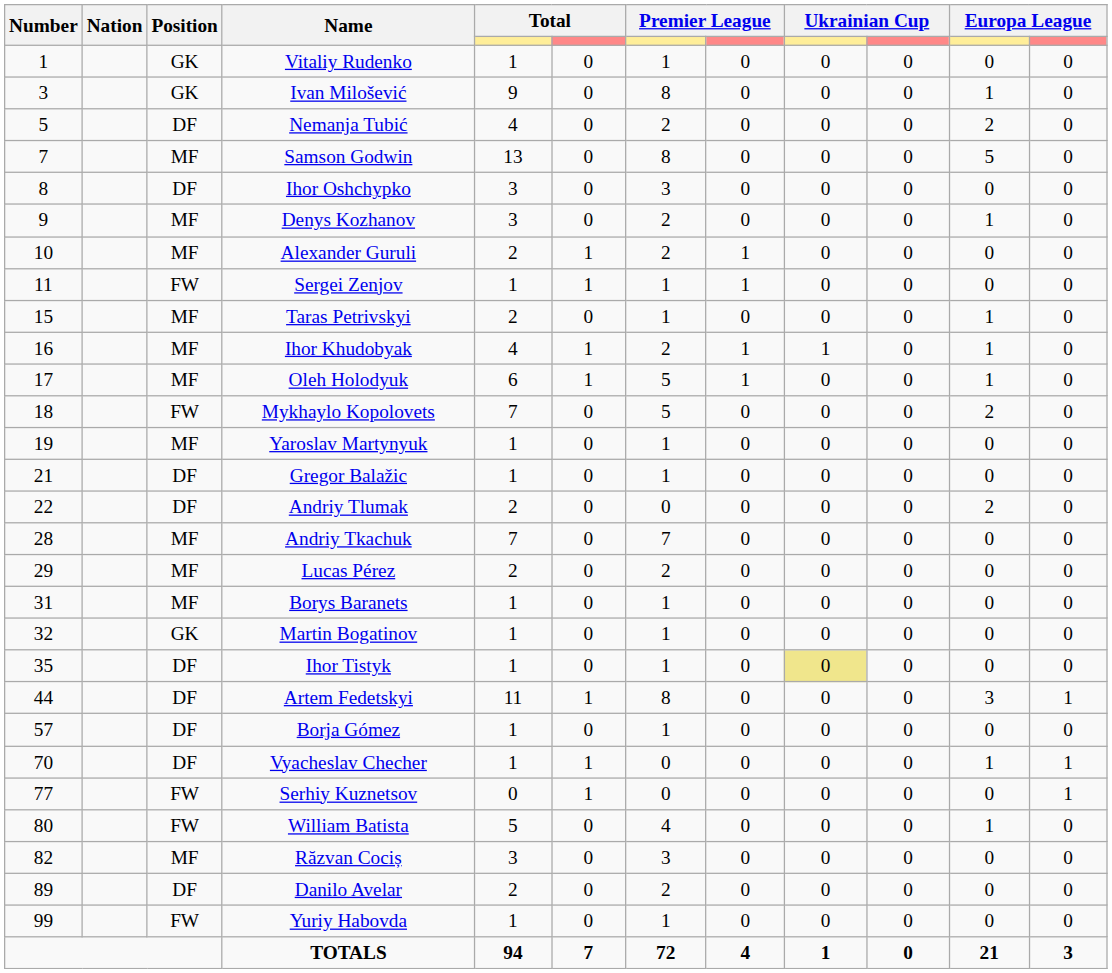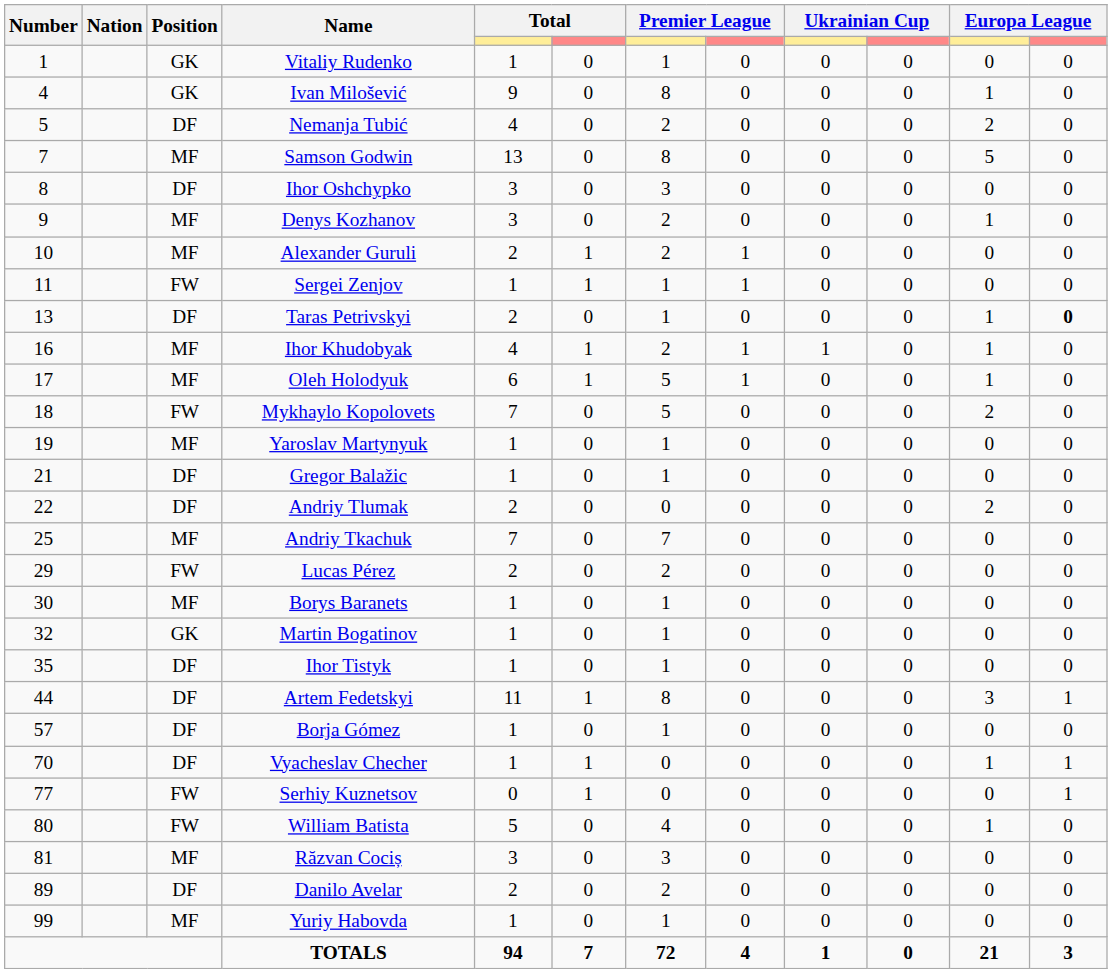(43, 93) 3 -> (43, 93) 4
(43, 316) 15 -> (43, 316) 13
(185, 316) MF -> (185, 316) DF
(1068, 316) normal -> (1068, 316) bold
(43, 538) 28 -> (43, 538) 25
(185, 570) MF -> (185, 570) FW
(43, 602) 31 -> (43, 602) 30
(826, 666) khaki background -> (826, 666) no background
(43, 857) 82 -> (43, 857) 81
(185, 920) FW -> (185, 920) MF
